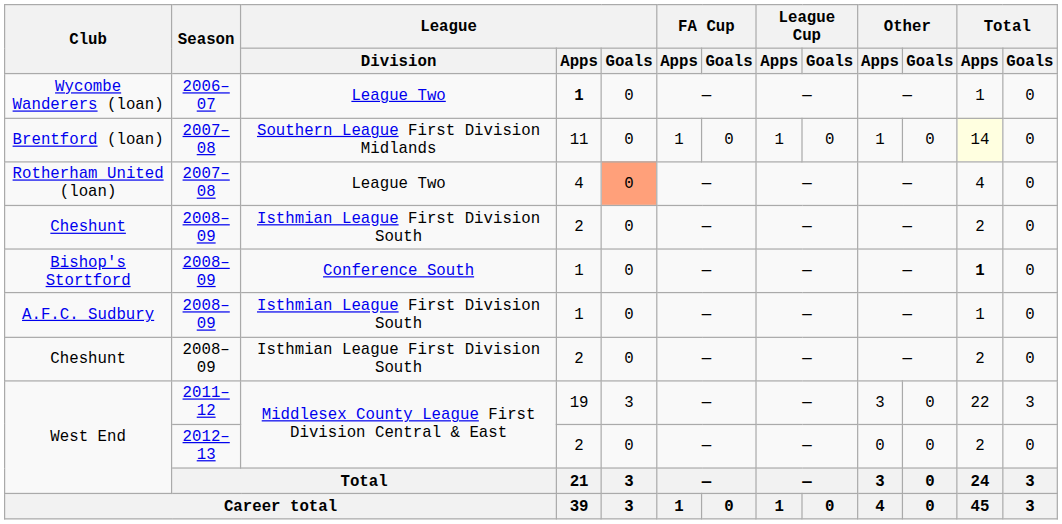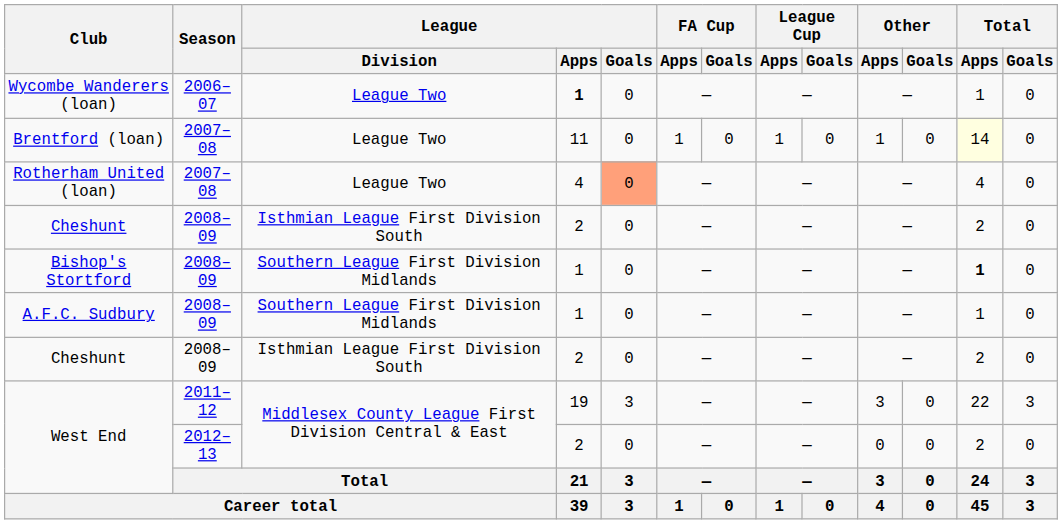(399, 140) Southern League First Division Midlands -> (399, 140) League Two
(399, 271) Conference South -> (399, 271) Southern League First Division Midlands
(399, 315) Isthmian League First Division South -> (399, 315) Southern League First Division Midlands
